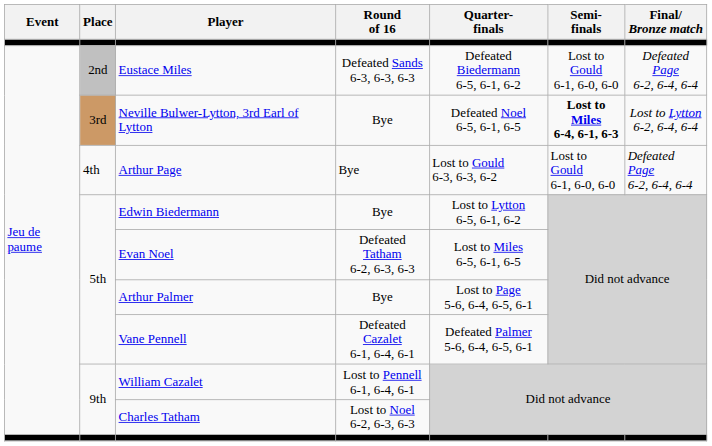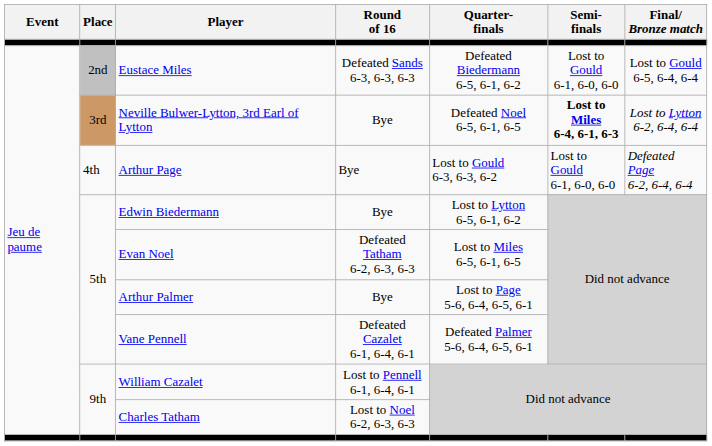(666, 70) Defeated Page 6-2, 6-4, 6-4 -> (666, 70) Lost to Gould 6-5, 6-4, 6-4
